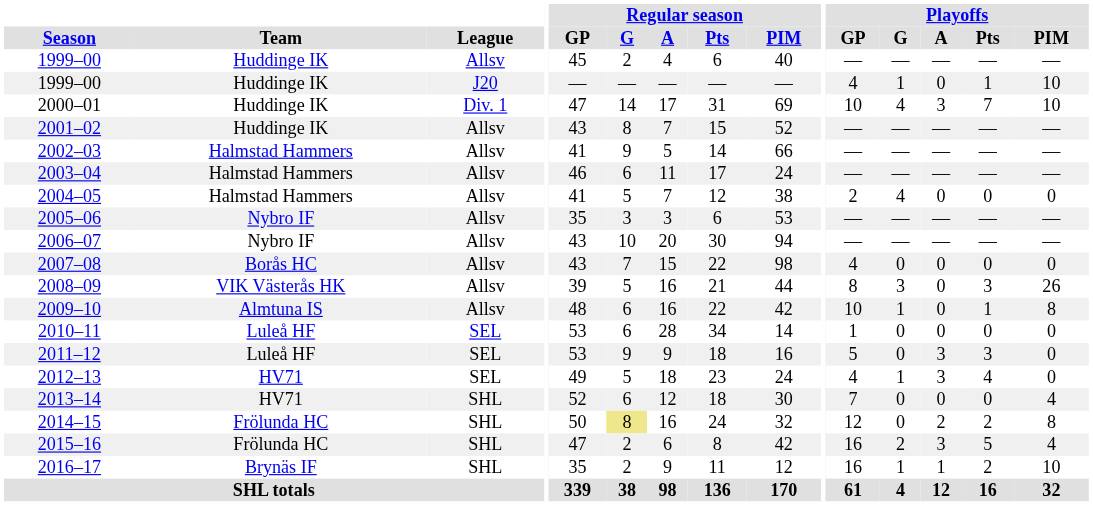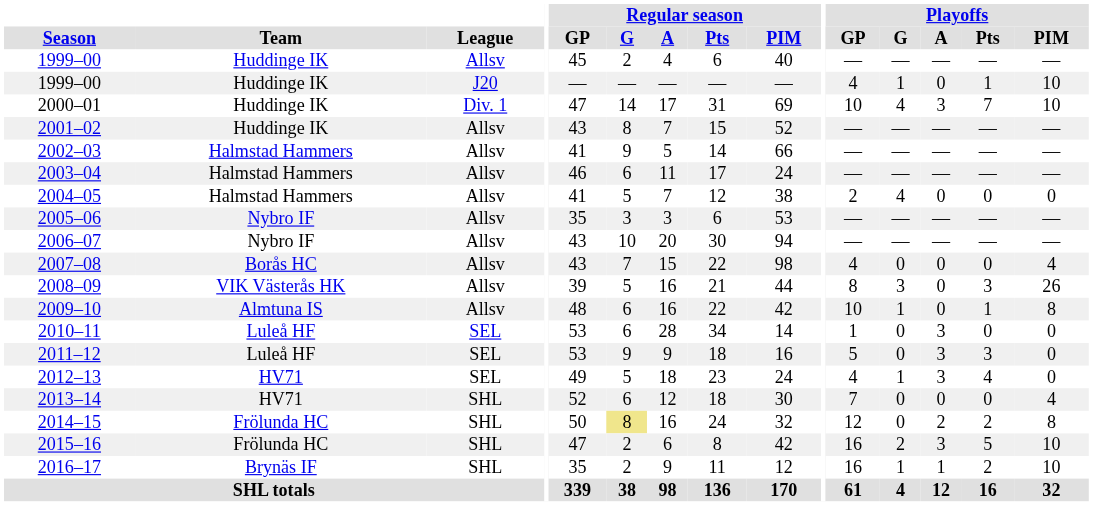(1051, 263) 0 -> (1051, 263) 4
(941, 331) 0 -> (941, 331) 3
(1051, 444) 4 -> (1051, 444) 10
